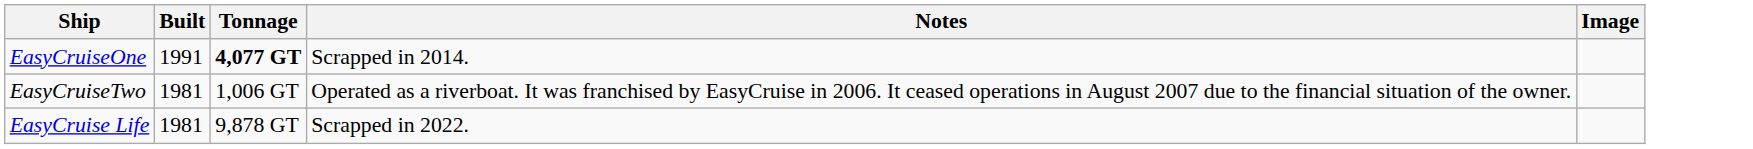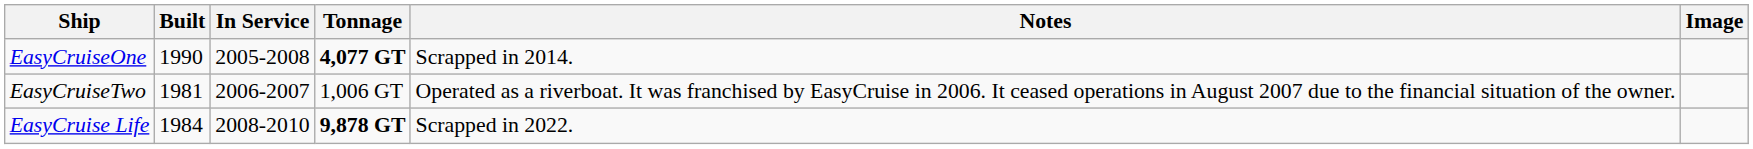+ column: (262, 21)
(181, 56) 1991 -> (181, 56) 1990
(181, 125) 1981 -> (181, 125) 1984
(257, 125) normal -> (363, 125) bold
